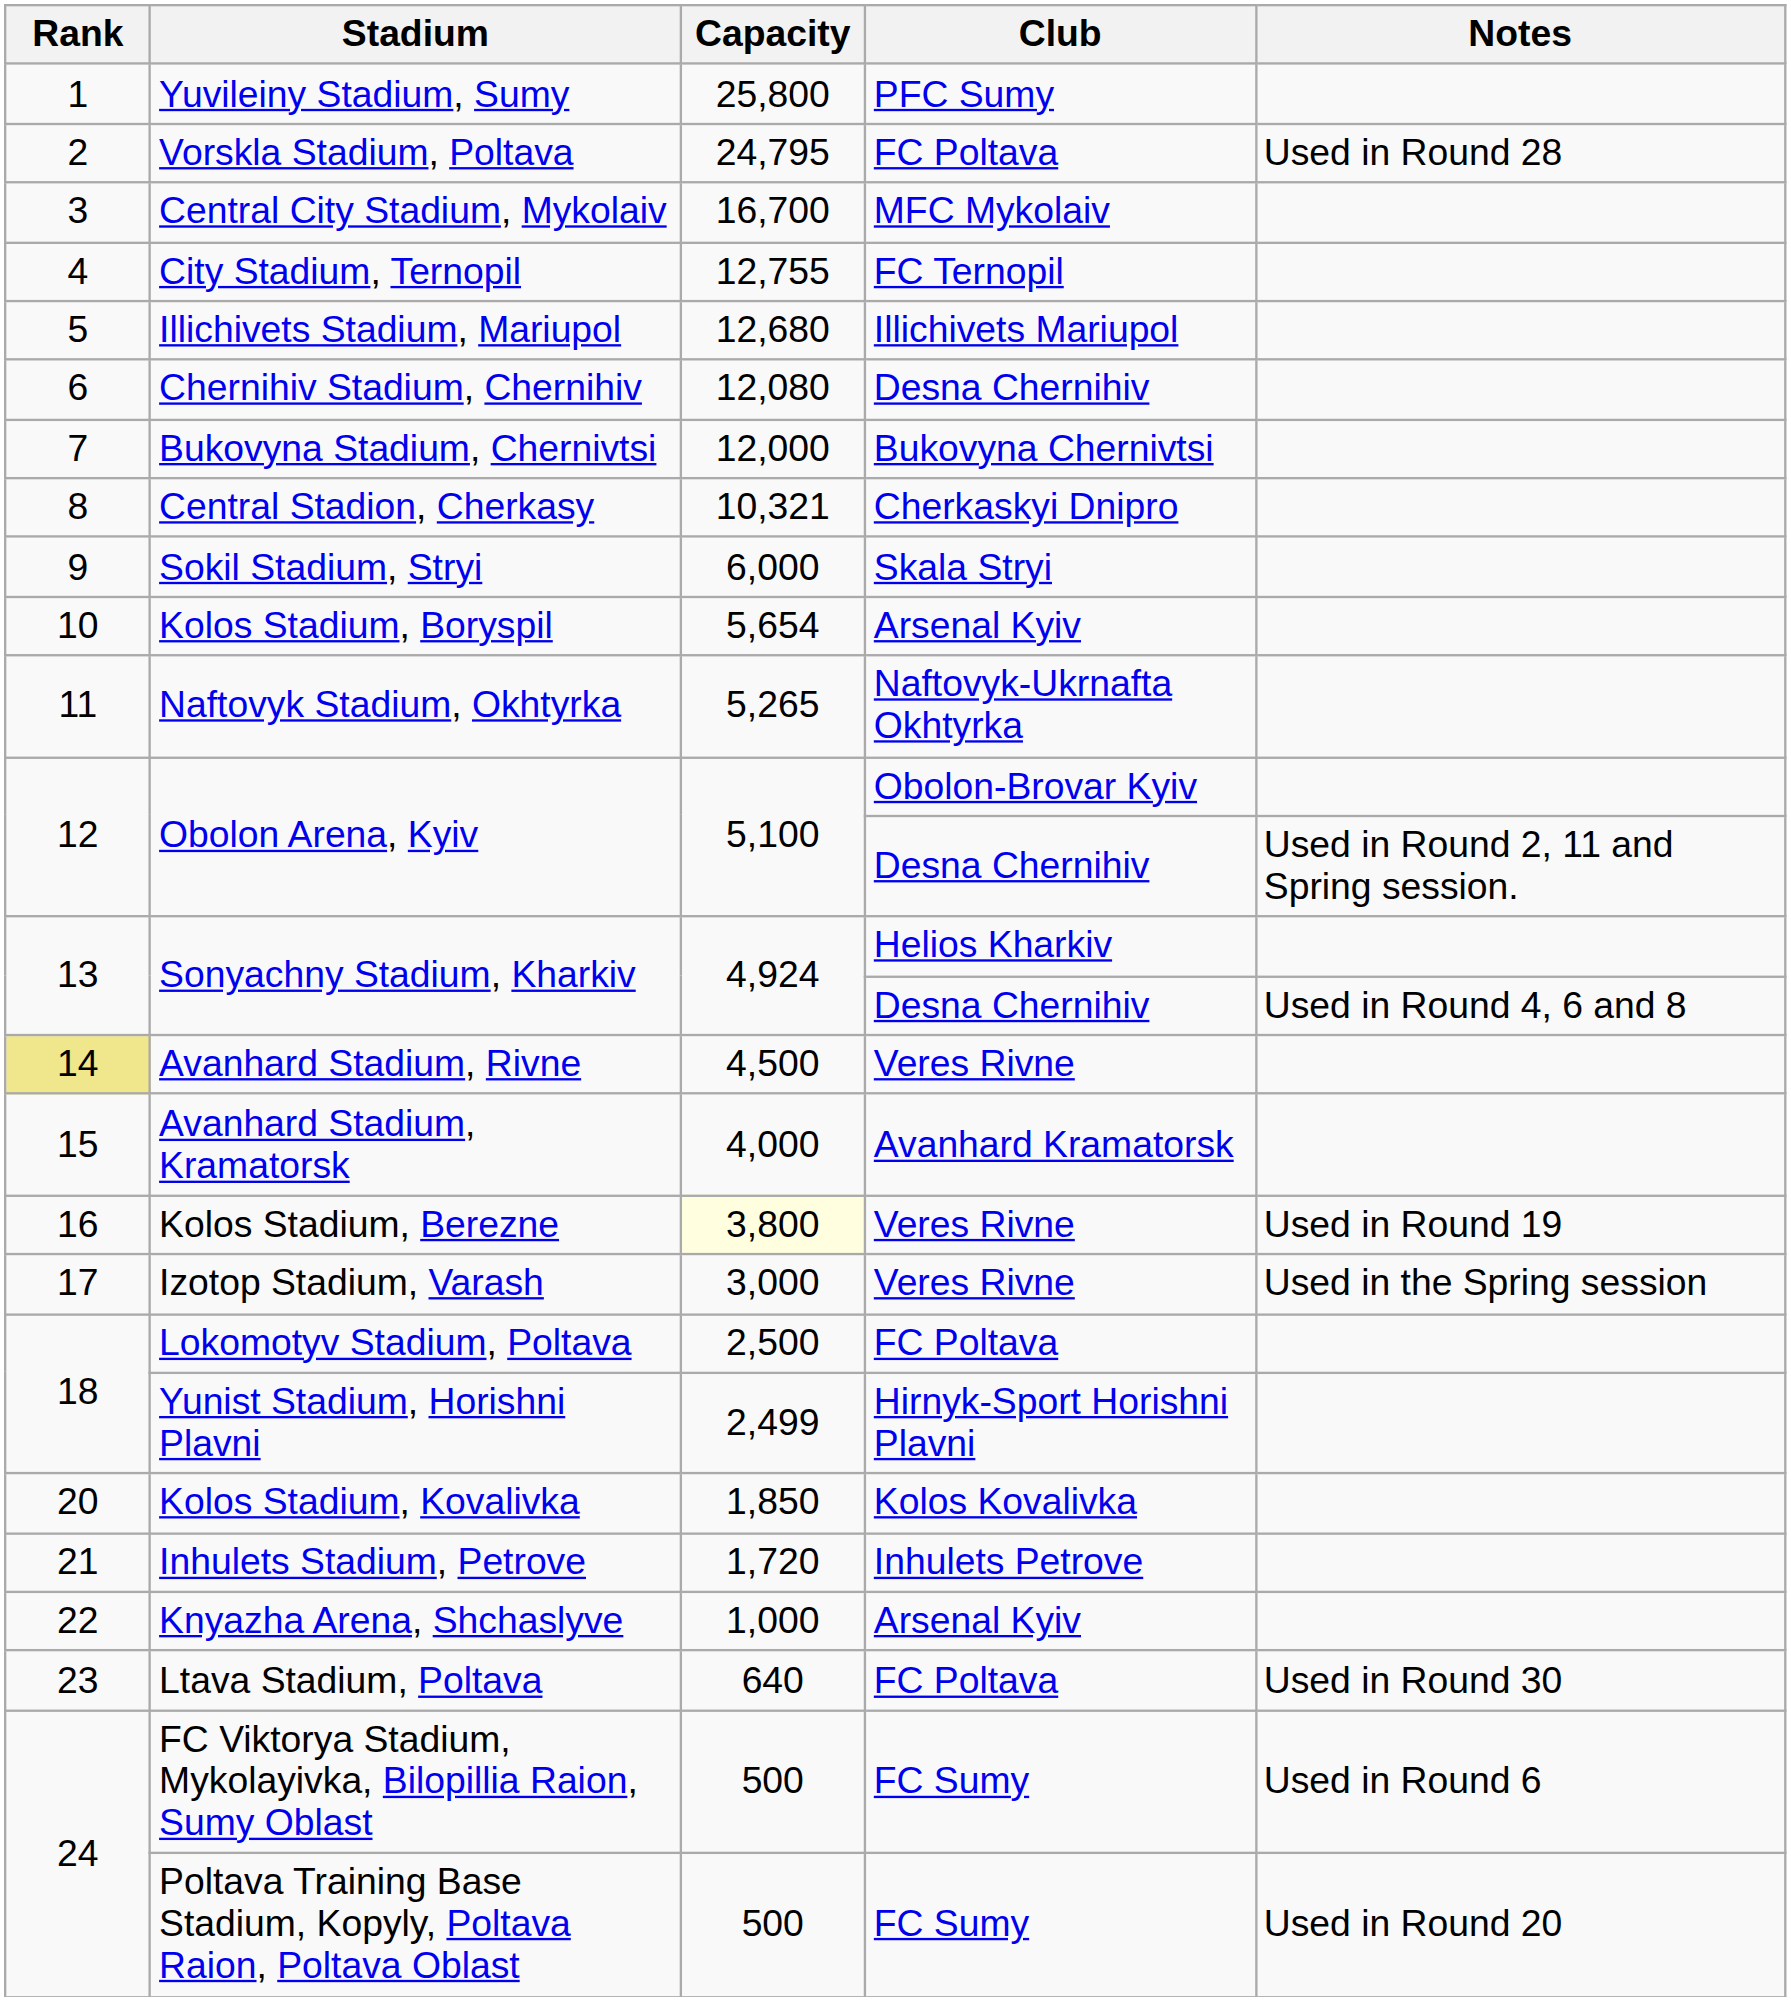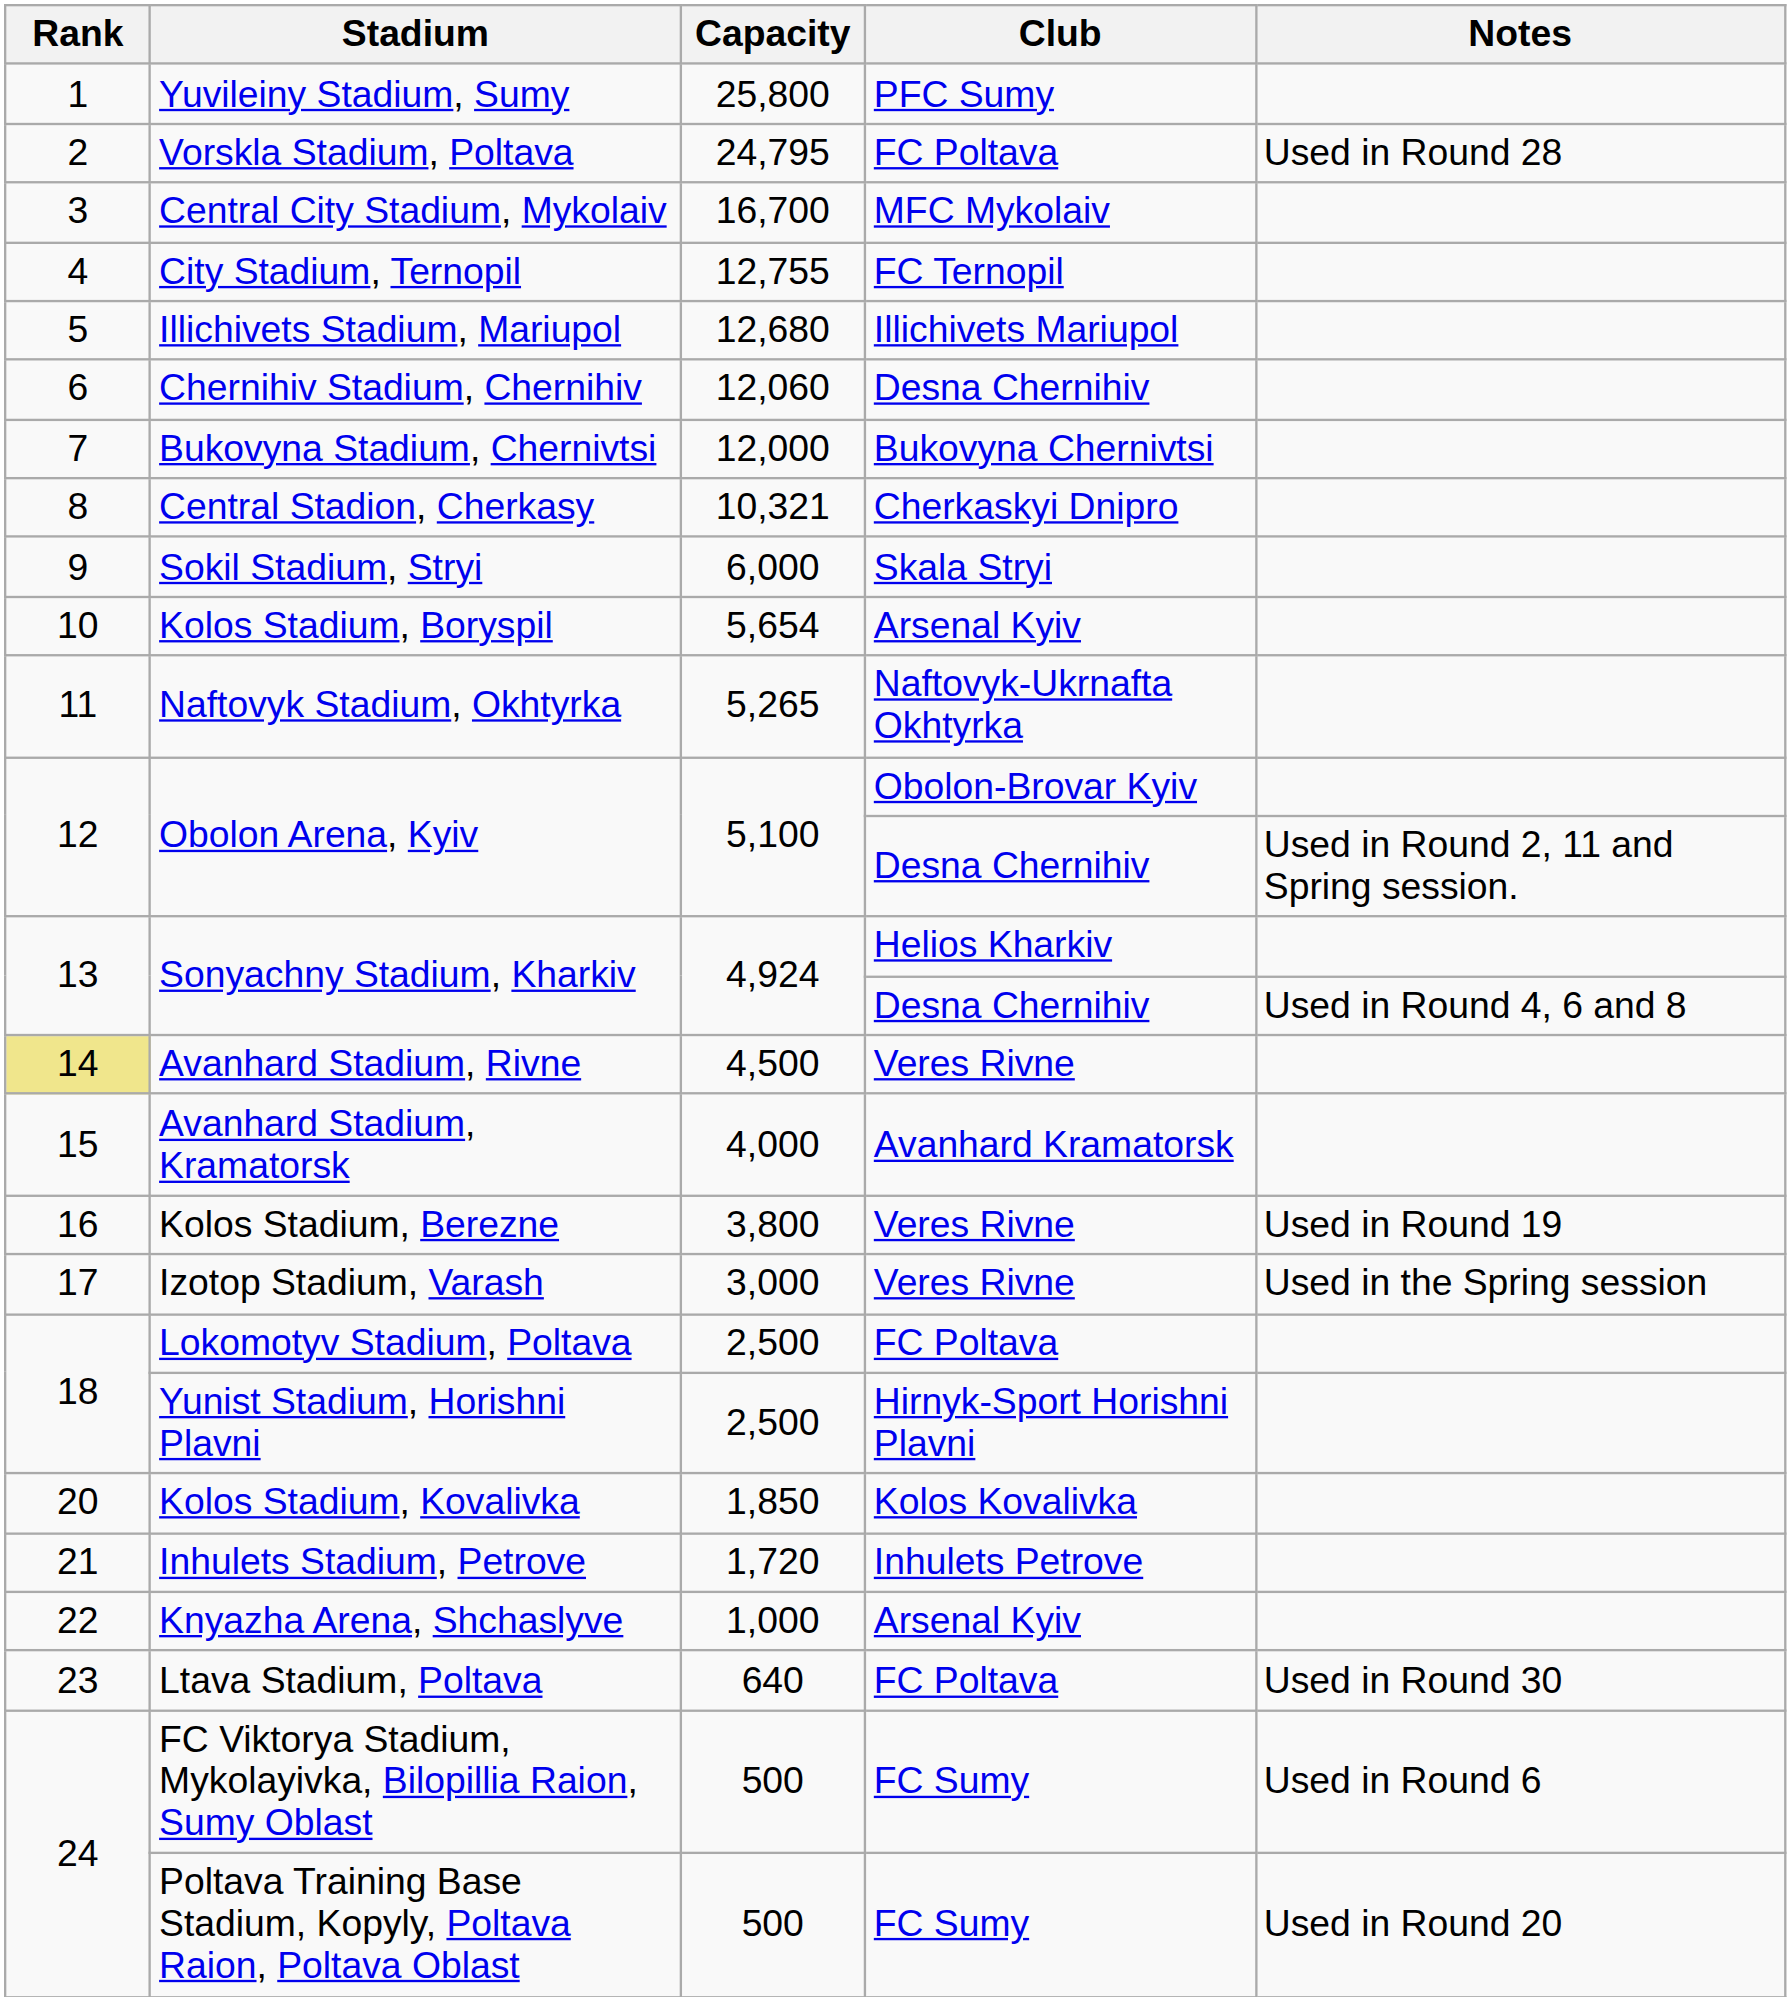(773, 388) 12,080 -> (773, 388) 12,060
(773, 1224) lightyellow background -> (773, 1224) no background
(773, 1422) 2,499 -> (773, 1422) 2,500
